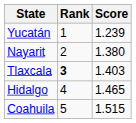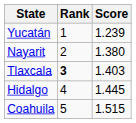(110, 90) 1.465 -> (110, 90) 1.445
